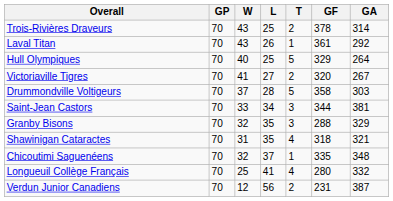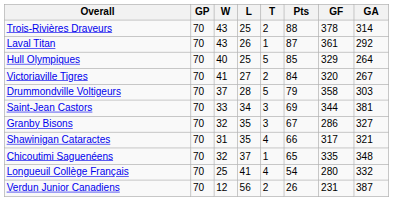+ column: (301, 12)
(322, 124) 288 -> (329, 124) 286
(361, 124) 329 -> (364, 124) 327
(322, 140) 318 -> (329, 140) 317
